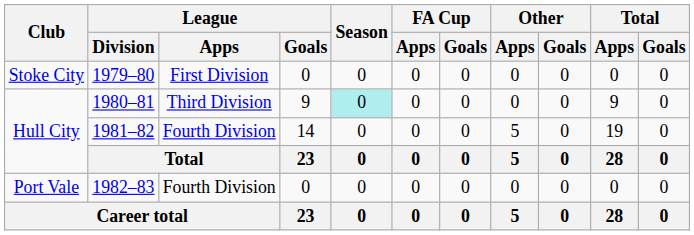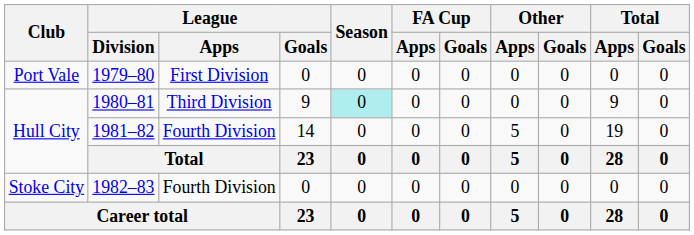(46, 74) Stoke City -> (46, 74) Port Vale
(46, 187) Port Vale -> (46, 187) Stoke City
